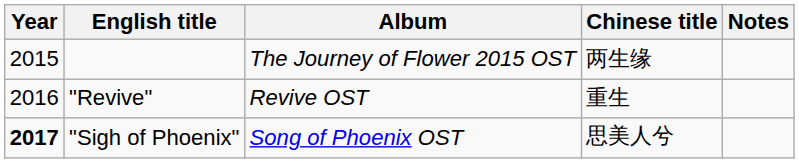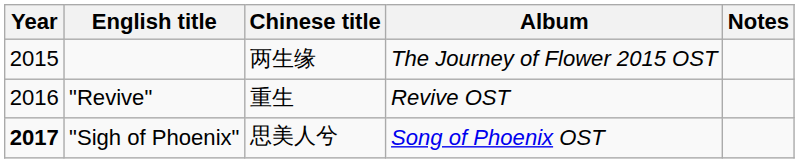columns swapped: (652, 22) <-> (413, 22)
